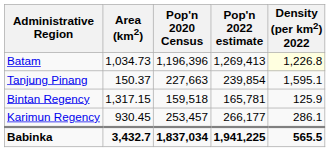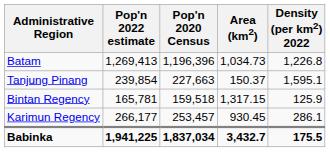columns swapped: (128, 28) <-> (239, 28)
(303, 61) lightyellow background -> (303, 61) no background
(308, 137) 565.5 -> (308, 137) 175.5
